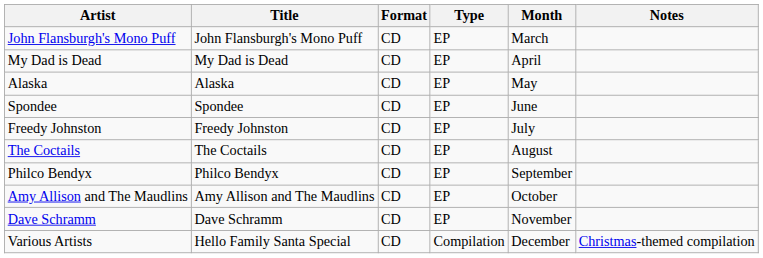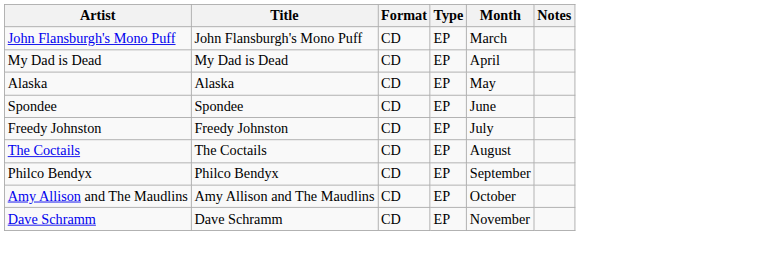- row: (50, 241)
